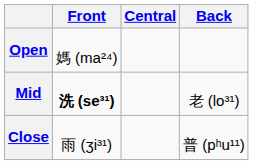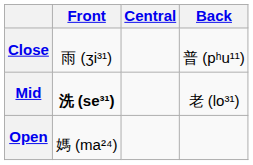rows swapped: (28, 137) <-> (28, 50)
